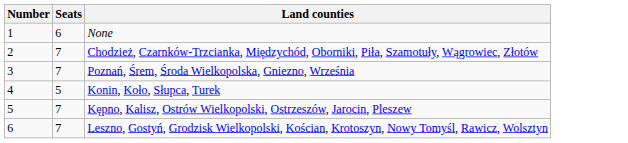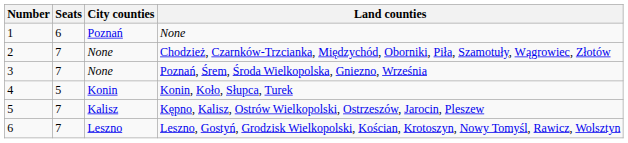+ column: (121, 14)
